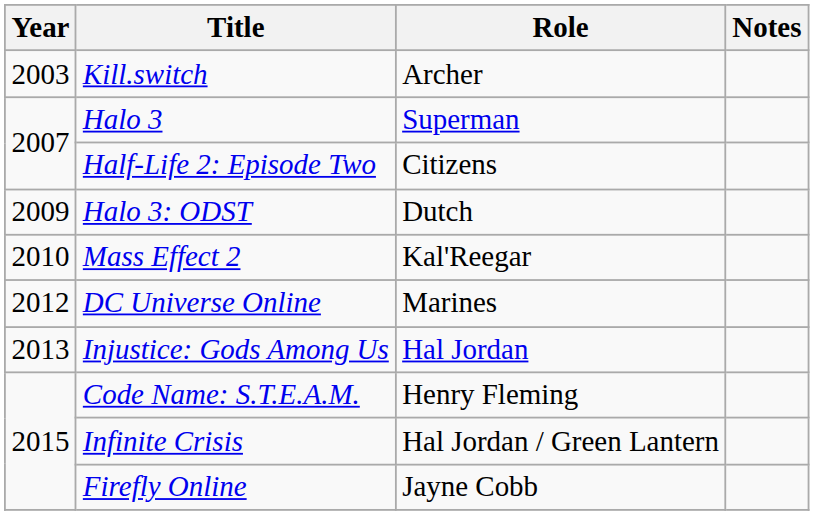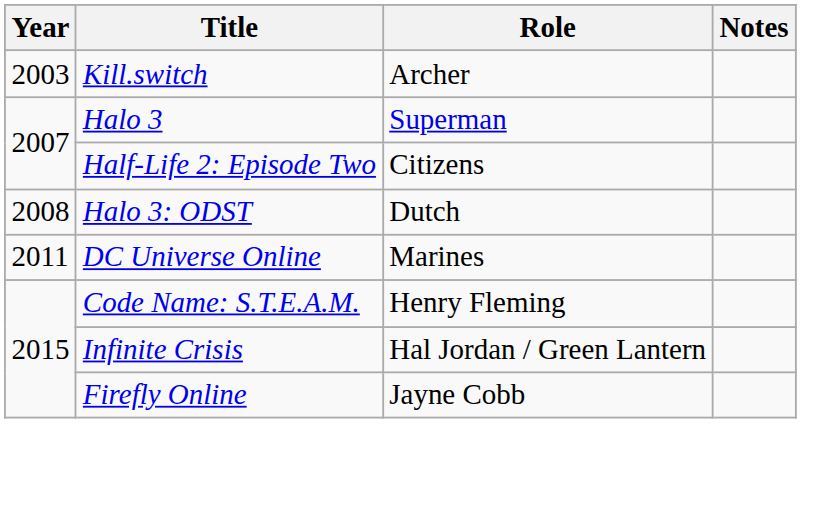(41, 211) 2009 -> (41, 211) 2008
- row: (162, 257)
(41, 303) 2012 -> (40, 257) 2011
- row: (236, 348)
